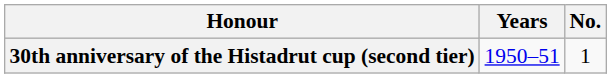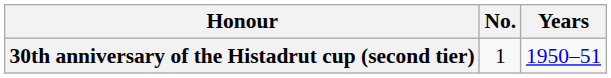columns swapped: (585, 21) <-> (522, 21)
